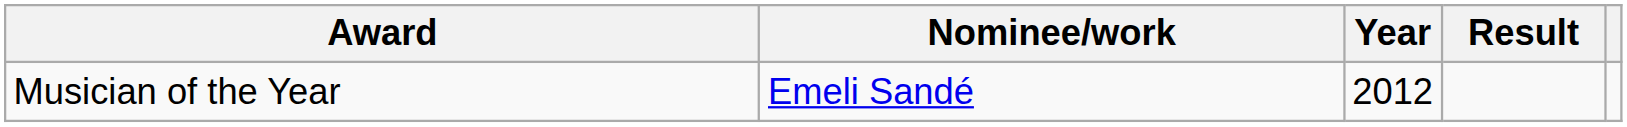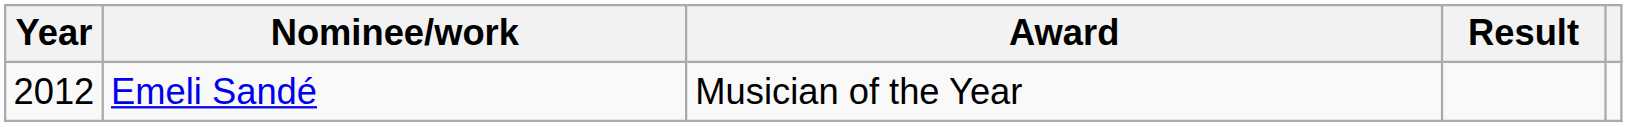columns swapped: (1393, 33) <-> (382, 33)
